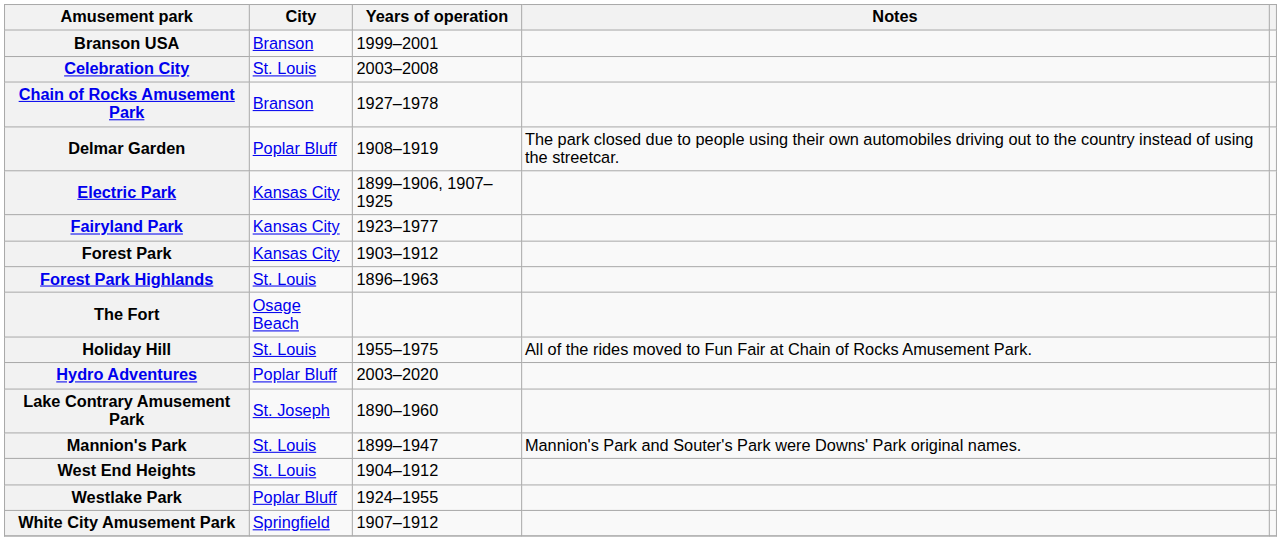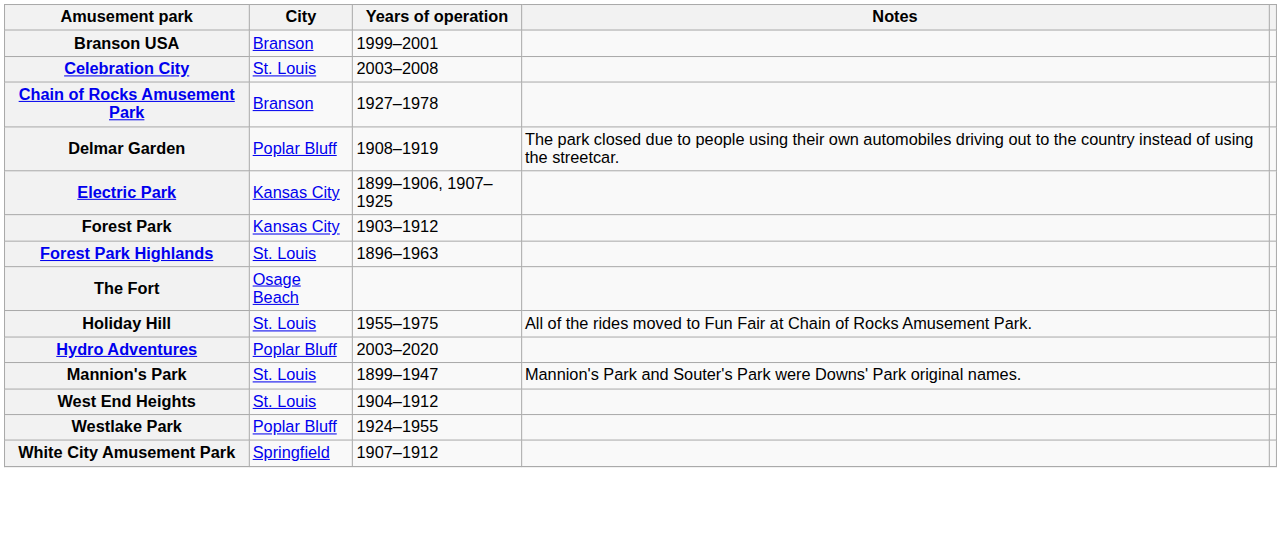- row: (127, 227)
- row: (127, 410)
